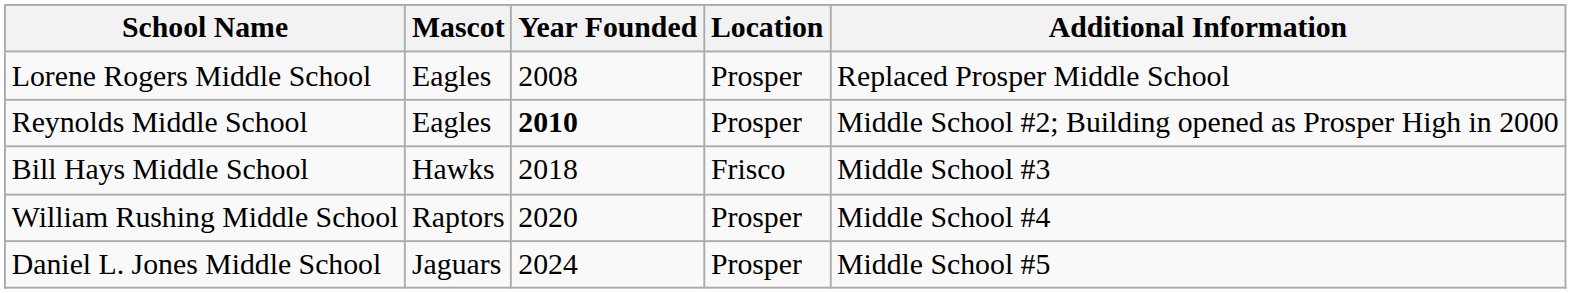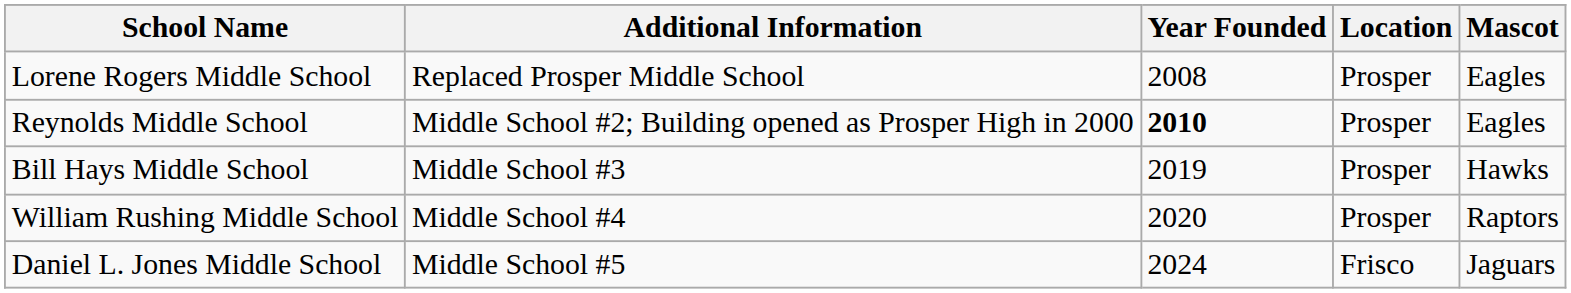columns swapped: (458, 28) <-> (1198, 28)
(548, 169) 2018 -> (1177, 169) 2019
(748, 169) Frisco -> (1385, 169) Prosper
(756, 264) Prosper -> (1377, 264) Frisco
